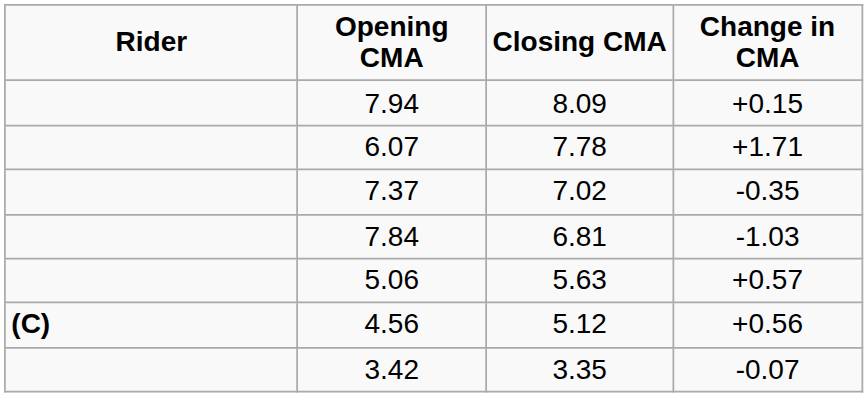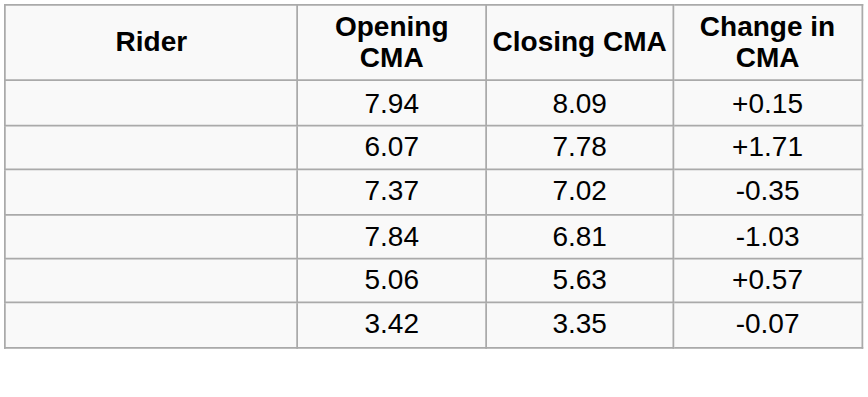- row: (392, 324)
